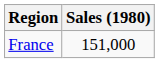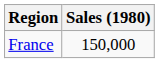(108, 44) 151,000 -> (108, 44) 150,000
